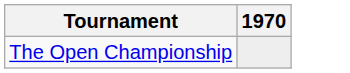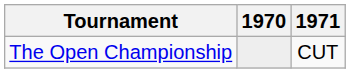+ column: (318, 21)
